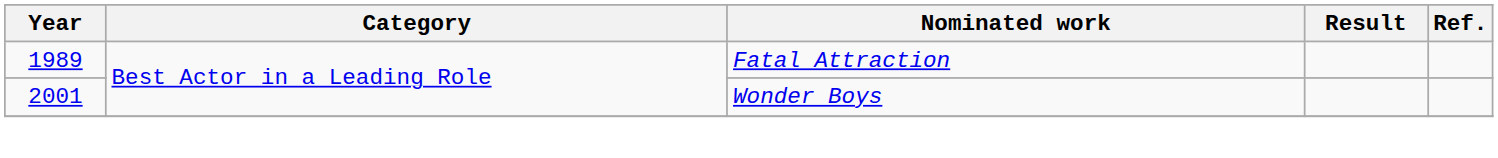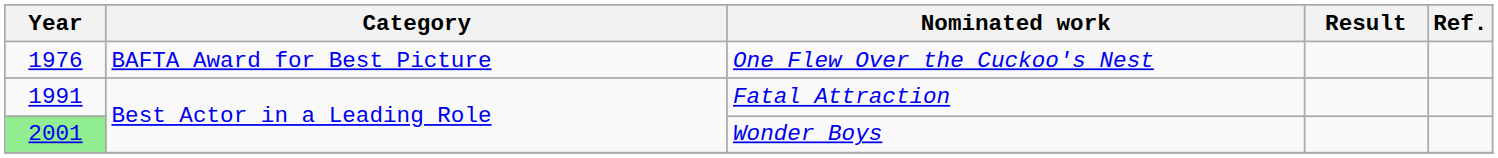+ row: (943, 60)
(55, 60) 1989 -> (55, 97) 1991
(55, 97) no background -> (55, 134) lightgreen background
